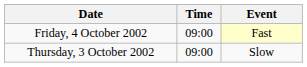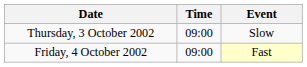rows swapped: (91, 52) <-> (91, 33)
